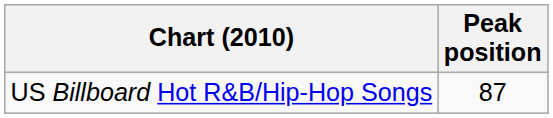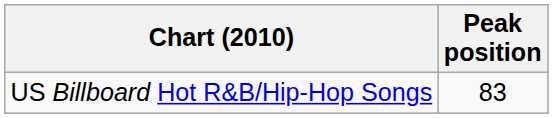(493, 92) 87 -> (493, 92) 83
